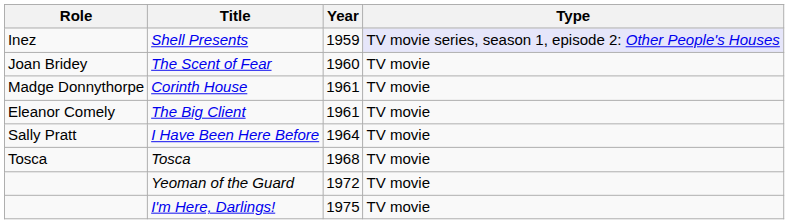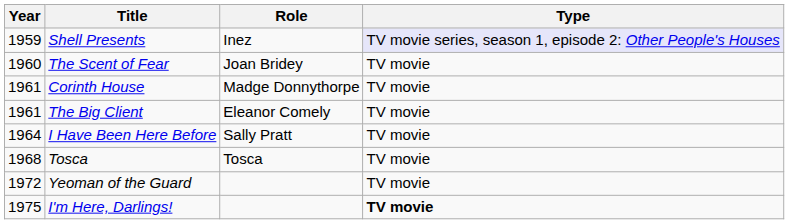columns swapped: (343, 16) <-> (76, 16)
(398, 207) normal -> (400, 207) bold
